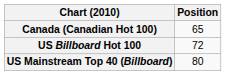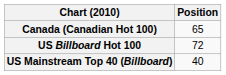(198, 62) 80 -> (198, 62) 40
